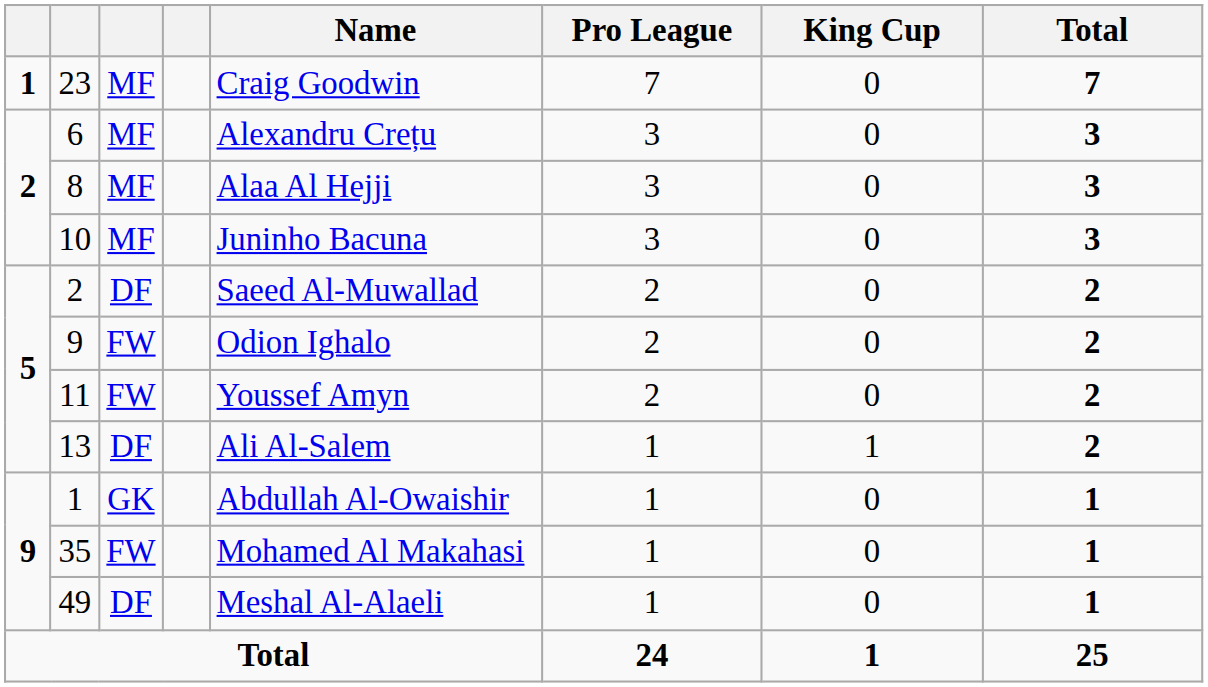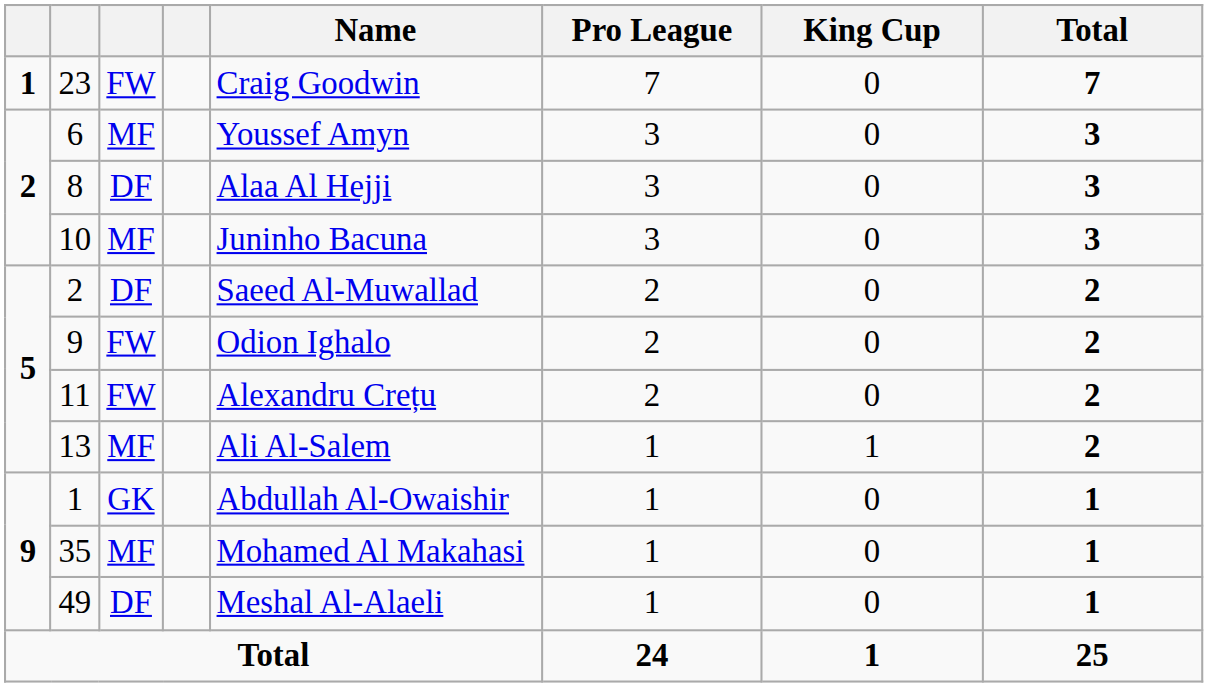(131, 82) MF -> (131, 82) FW
(326, 134) Alexandru Crețu -> (313, 134) Youssef Amyn
(131, 186) MF -> (131, 186) DF
(313, 394) Youssef Amyn -> (326, 394) Alexandru Crețu
(131, 446) DF -> (131, 446) MF
(131, 550) FW -> (131, 550) MF
